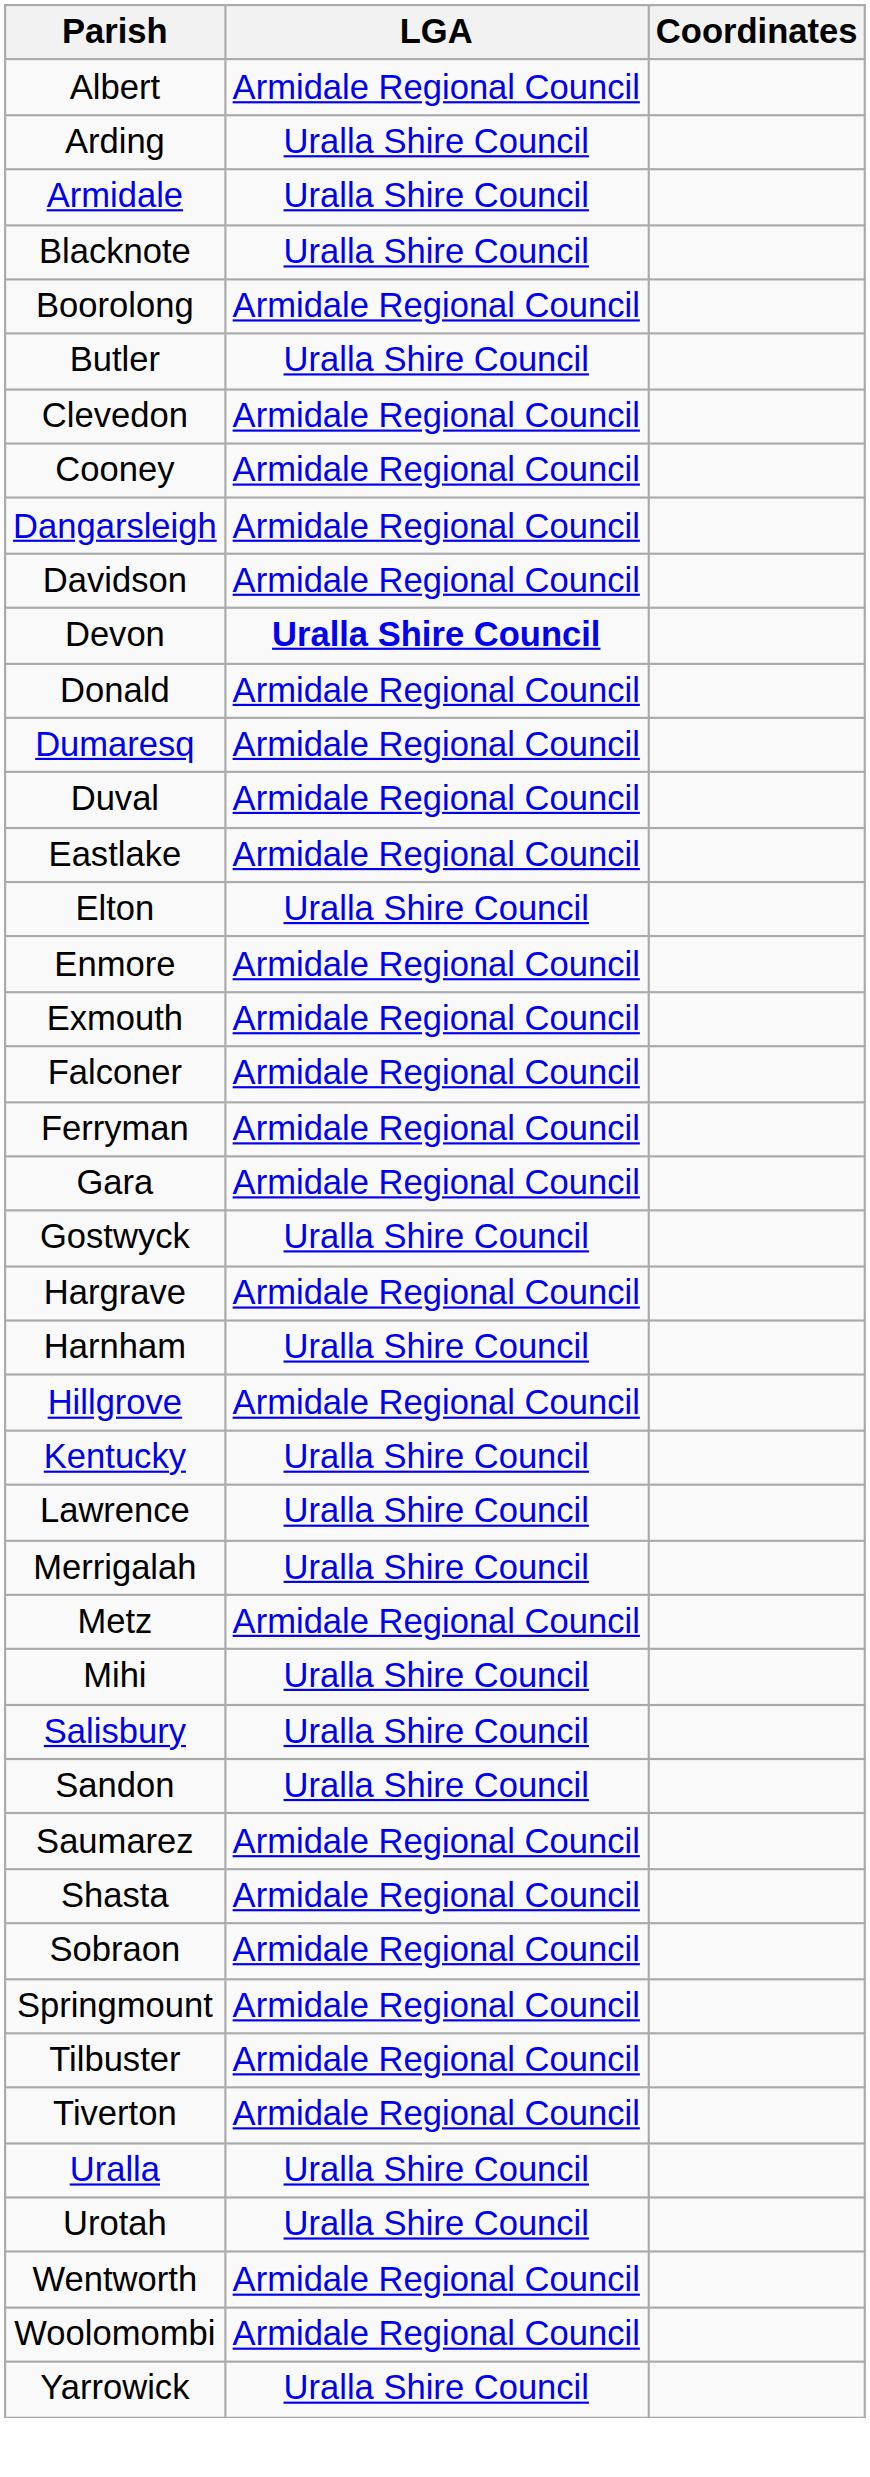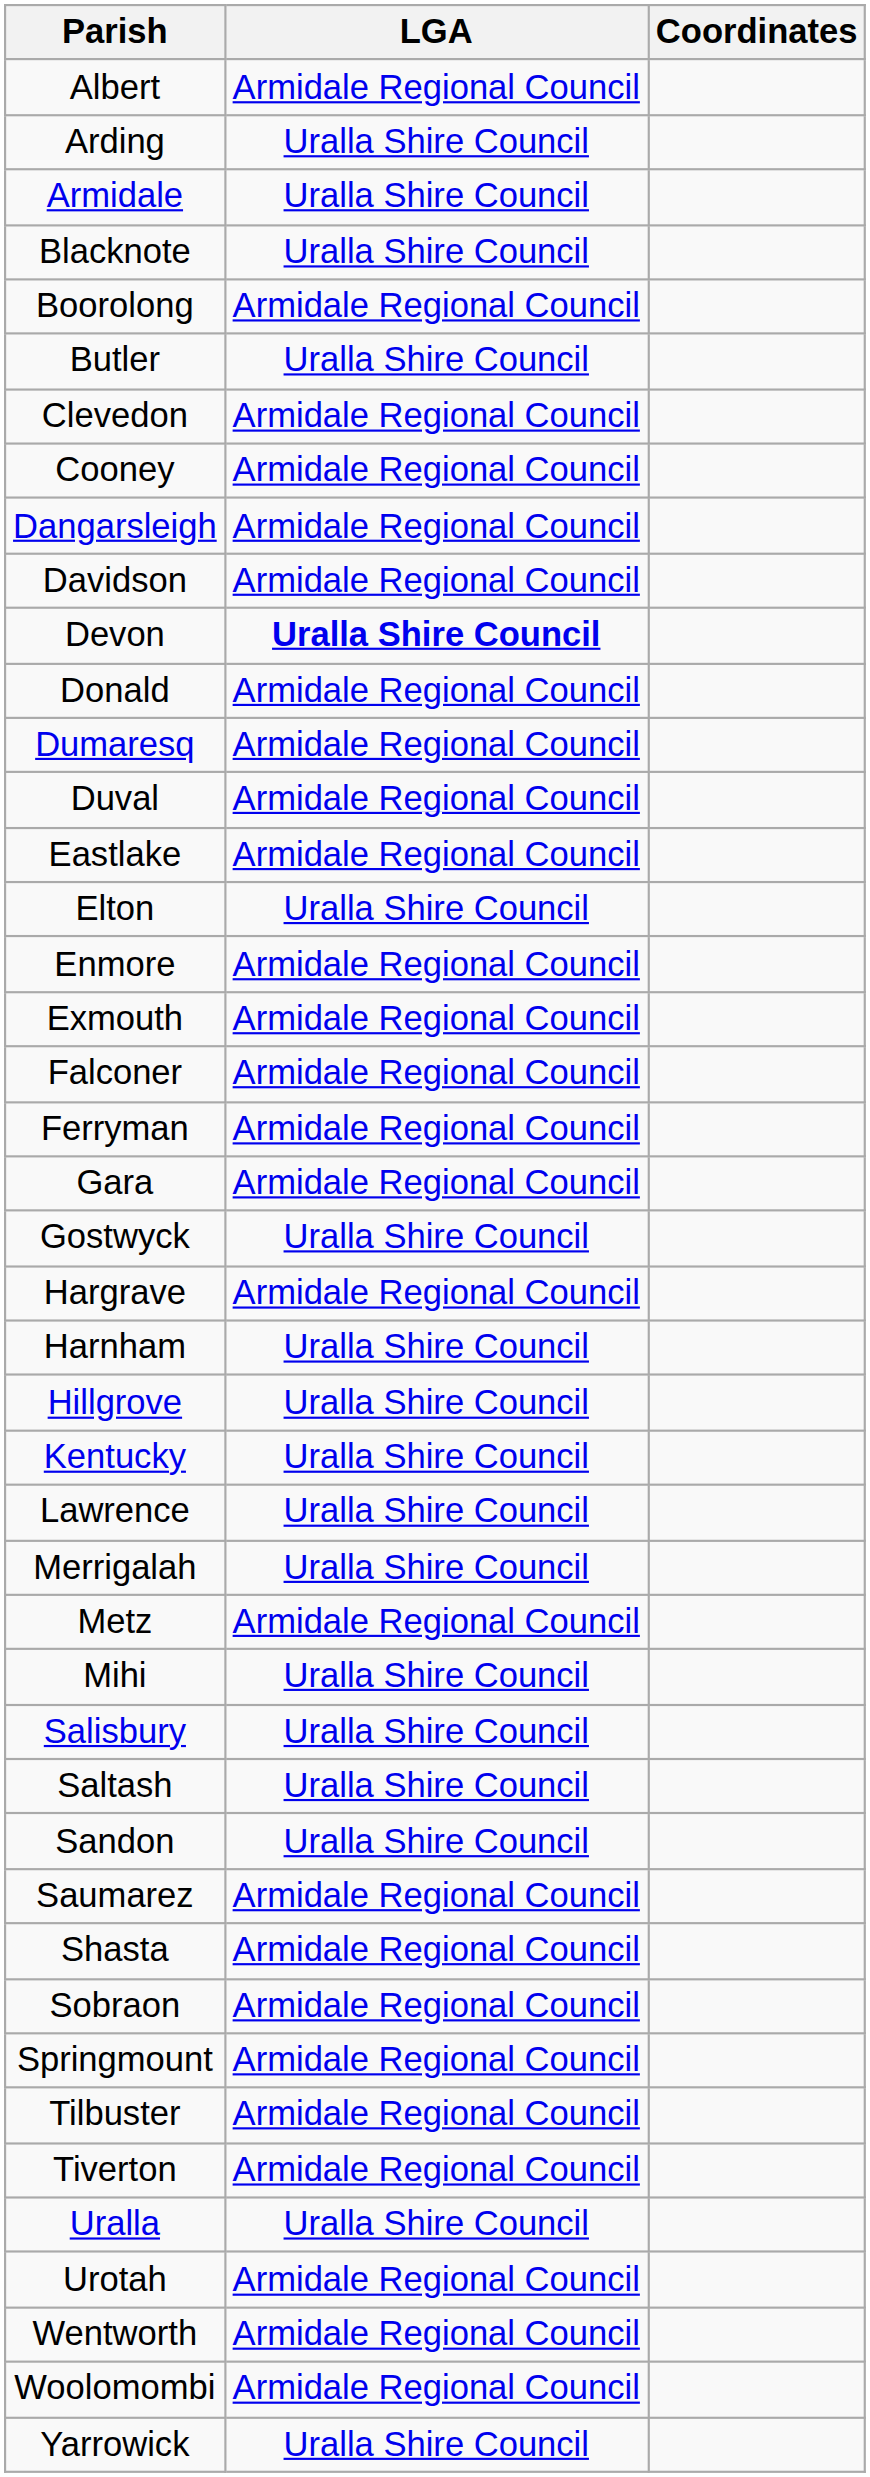(436, 1402) Armidale Regional Council -> (436, 1402) Uralla Shire Council
+ row: (115, 1785)
(436, 2224) Uralla Shire Council -> (436, 2279) Armidale Regional Council
